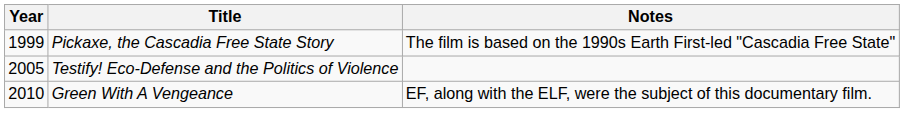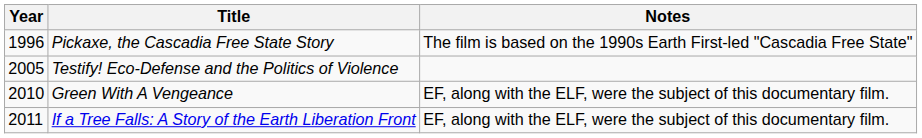(26, 42) 1999 -> (26, 42) 1996
+ row: (234, 119)
